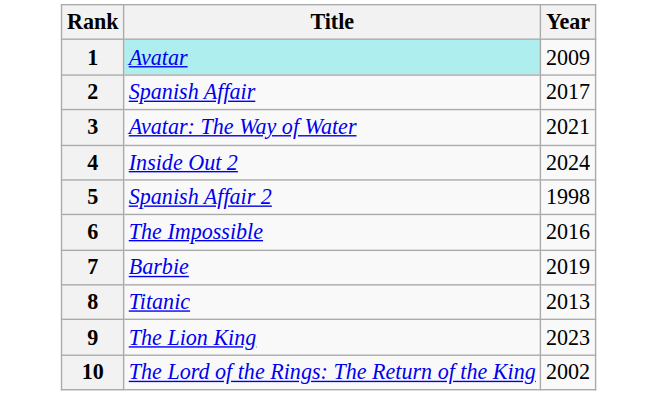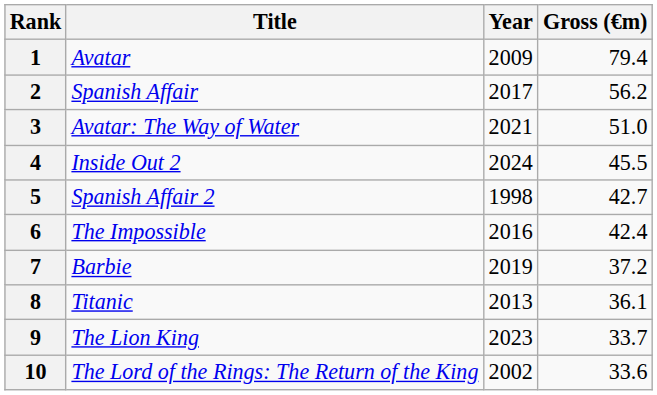+ column: (595, 22)
(158, 57) paleturquoise background -> (101, 57) no background
